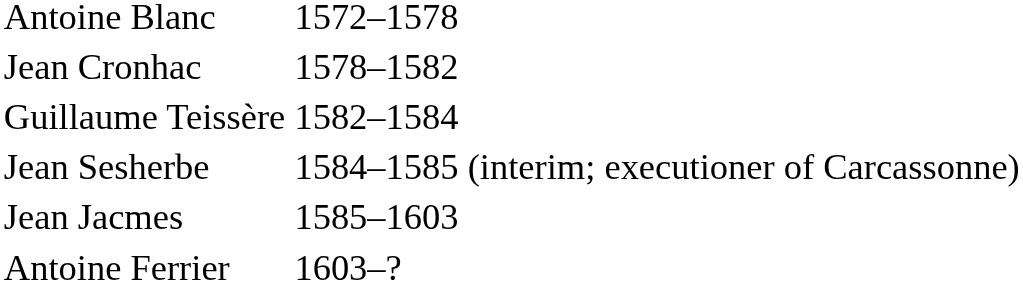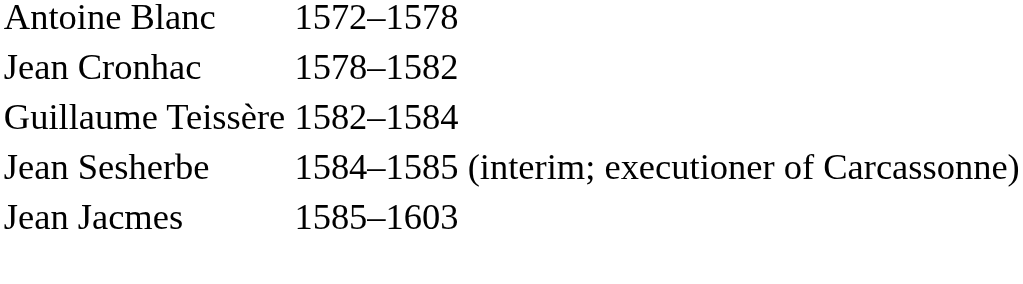- row: (117, 267)
